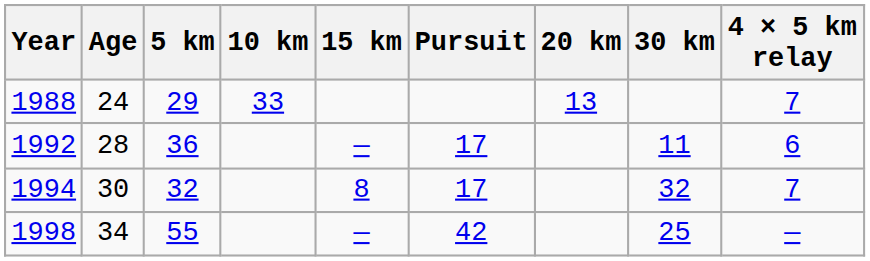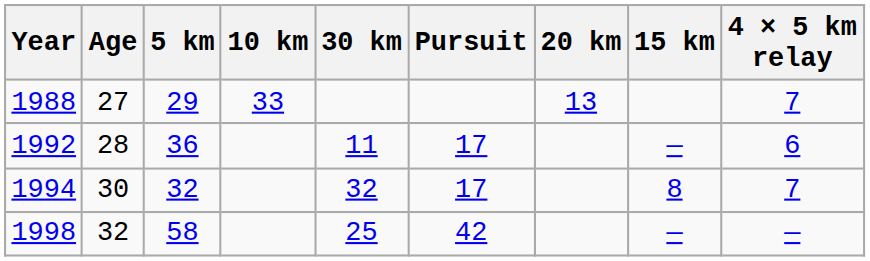columns swapped: (362, 42) <-> (675, 42)
(113, 102) 24 -> (113, 102) 27
(113, 233) 34 -> (113, 233) 32
(182, 233) 55 -> (182, 233) 58
